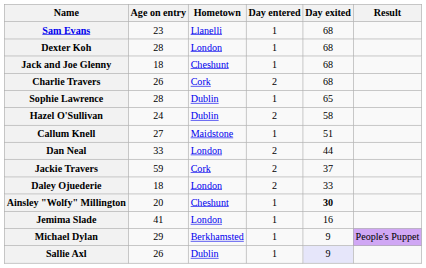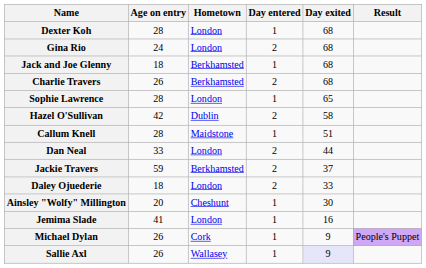- row: (66, 30)
+ row: (66, 47)
(210, 64) Cheshunt -> (217, 64) Berkhamsted
(201, 82) Cork -> (217, 82) Berkhamsted
(205, 99) Dublin -> (206, 99) London
(158, 116) 24 -> (158, 116) 42
(158, 133) 27 -> (158, 133) 28
(201, 168) Cork -> (217, 168) Berkhamsted
(328, 202) bold -> (328, 202) normal
(158, 237) 29 -> (158, 237) 26
(217, 237) Berkhamsted -> (201, 237) Cork
(205, 254) Dublin -> (209, 254) Wallasey
